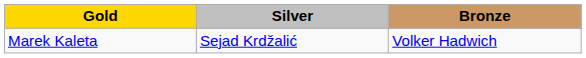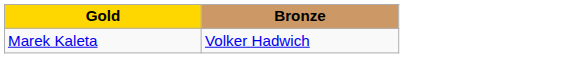- column: (293, 16)
